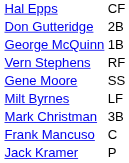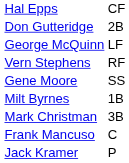(116, 45) 1B -> (115, 45) LF
(115, 99) LF -> (116, 99) 1B
